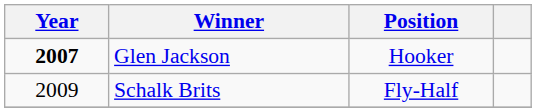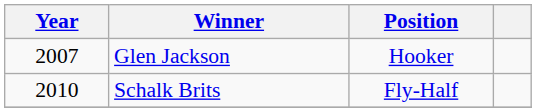(57, 55) bold -> (57, 55) normal
(57, 90) 2009 -> (57, 90) 2010
